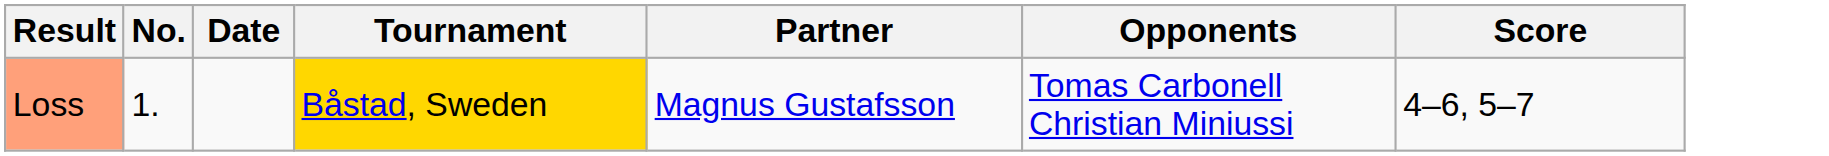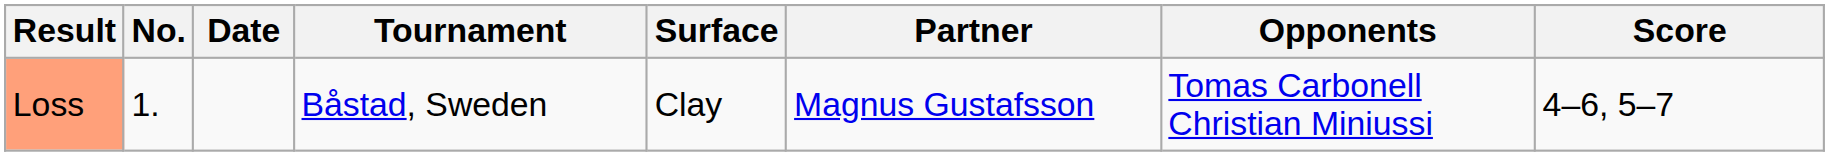+ column: (717, 31)
(424, 103) gold background -> (424, 103) no background
